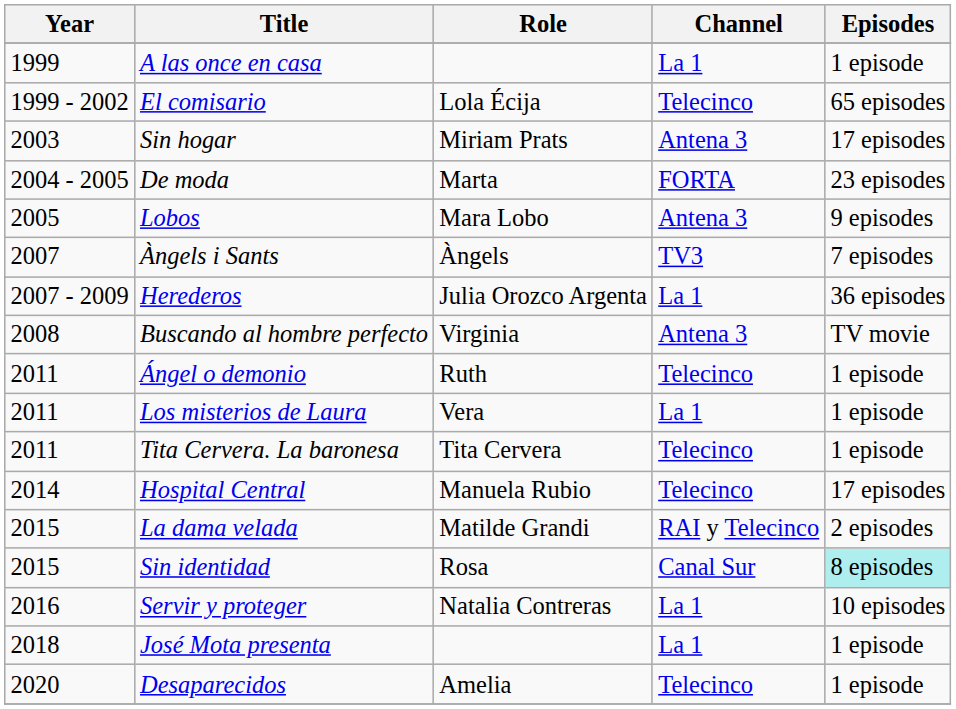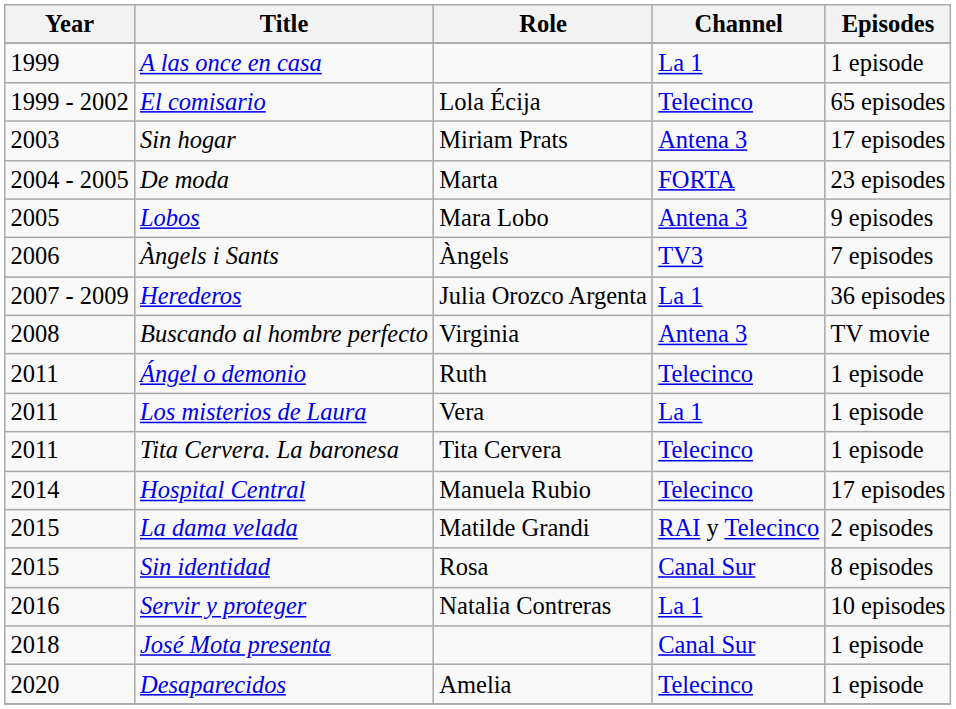(35, 256) 2007 -> (35, 256) 2006
(882, 567) paleturquoise background -> (882, 567) no background
(680, 645) La 1 -> (707, 645) Canal Sur
